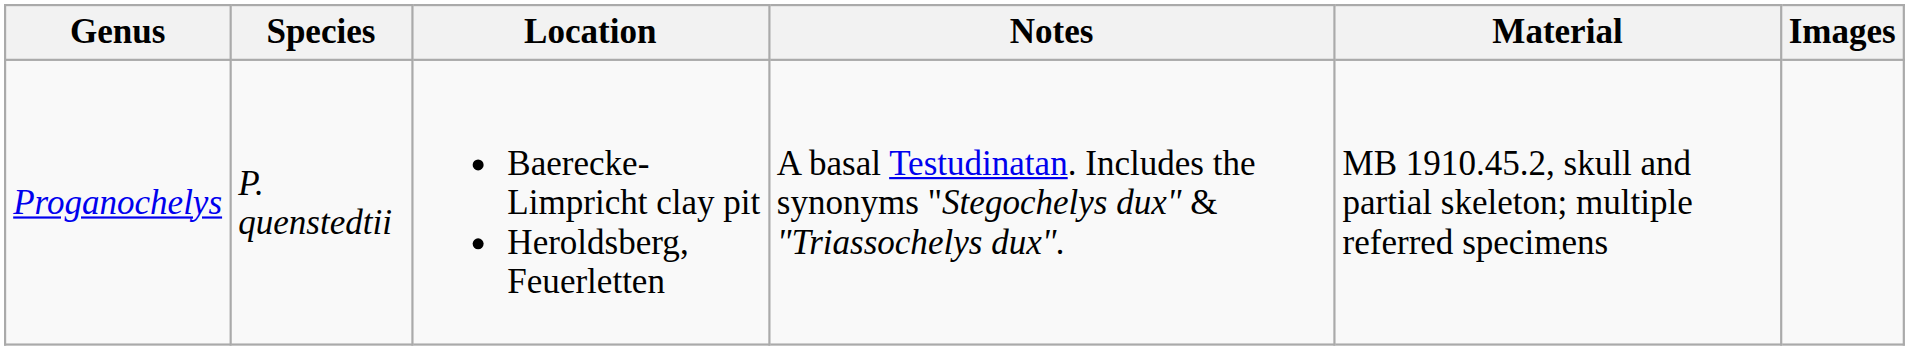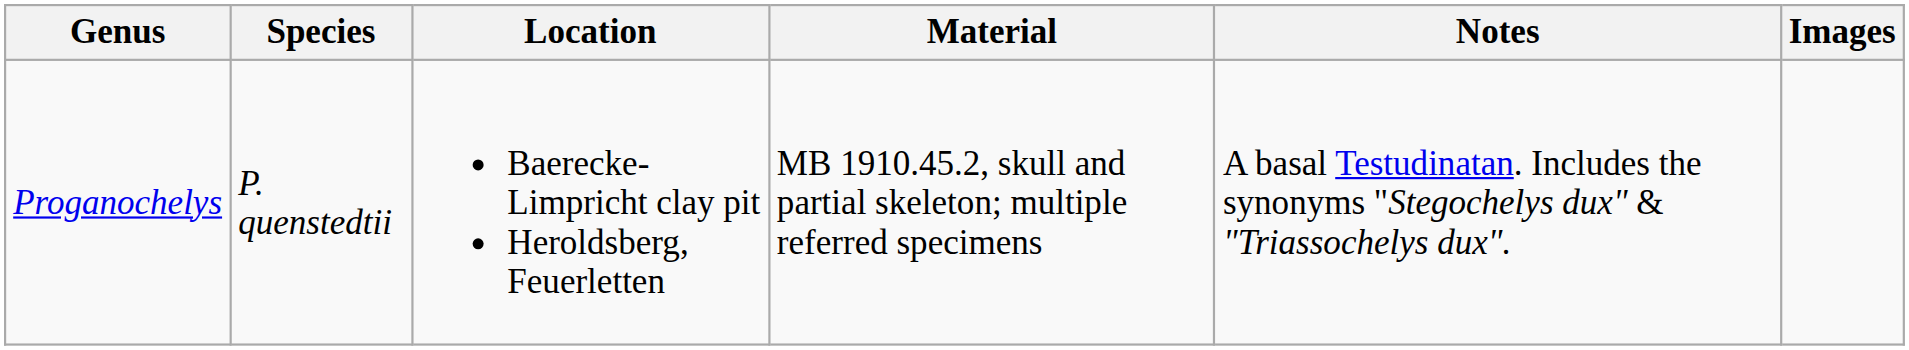columns swapped: (1557, 32) <-> (1052, 32)
